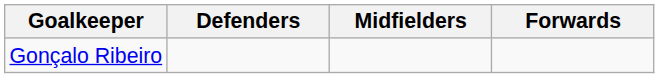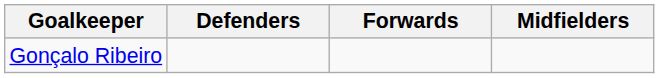columns swapped: (411, 21) <-> (573, 21)
